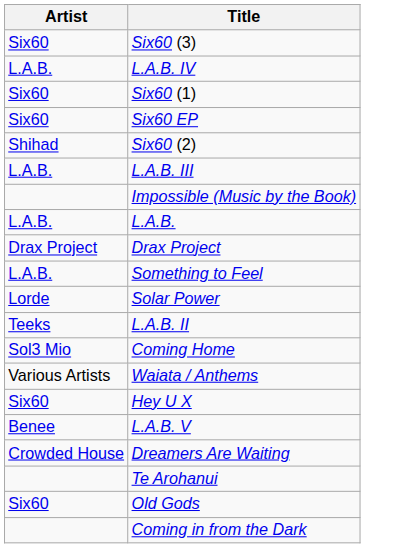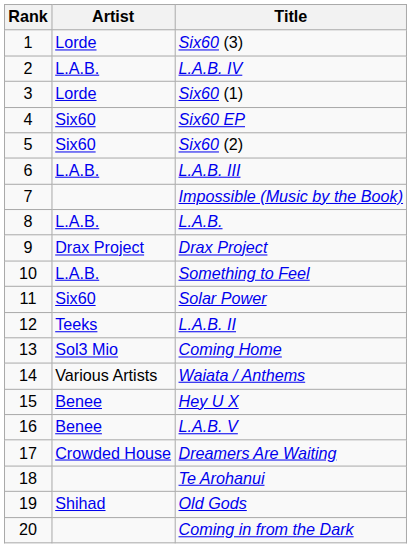+ column: (28, 17)
(28, 42) Six60 -> (76, 42) Lorde
(28, 94) Six60 -> (76, 94) Lorde
(33, 145) Shihad -> (75, 145) Six60
(29, 299) Lorde -> (75, 299) Six60
(28, 401) Six60 -> (79, 401) Benee
(28, 504) Six60 -> (80, 504) Shihad
